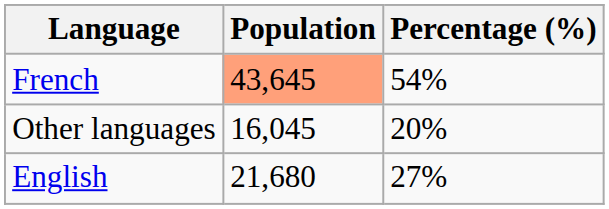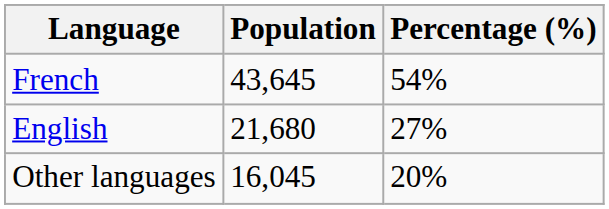(273, 78) lightsalmon background -> (273, 78) no background
rows swapped: (60, 177) <-> (114, 128)
